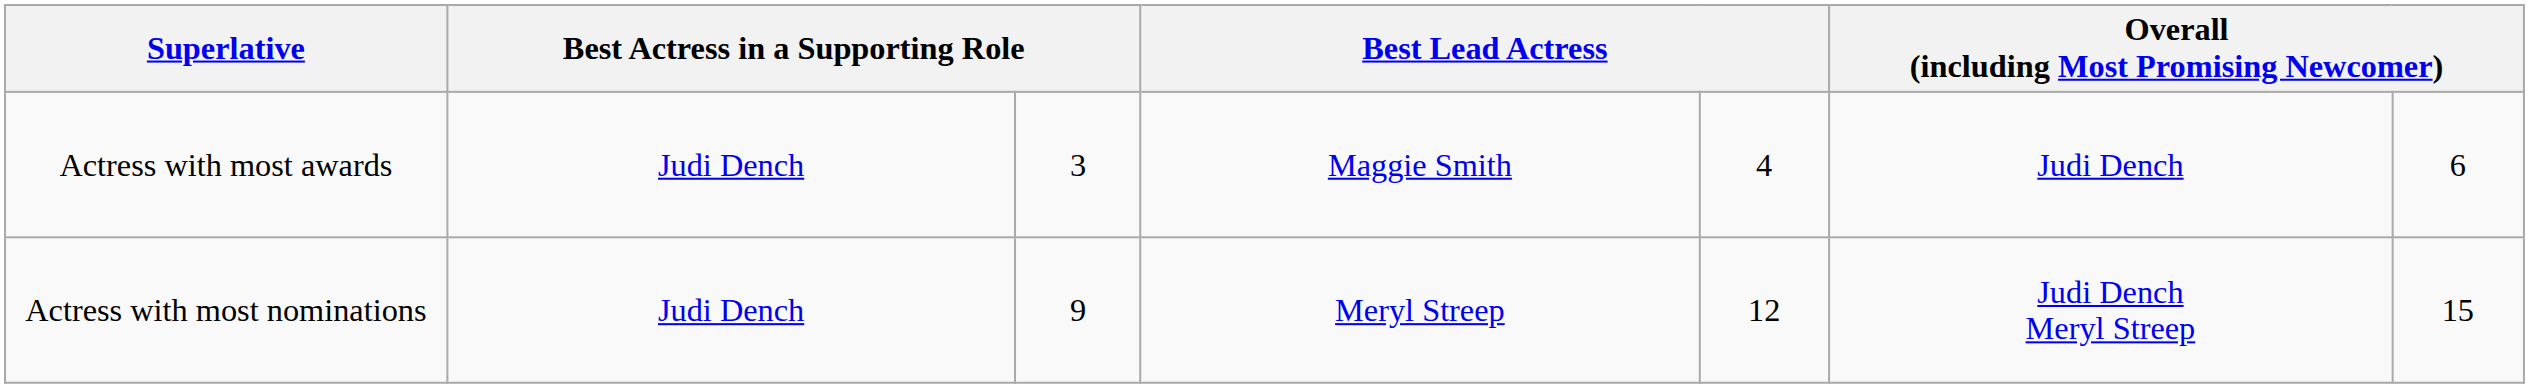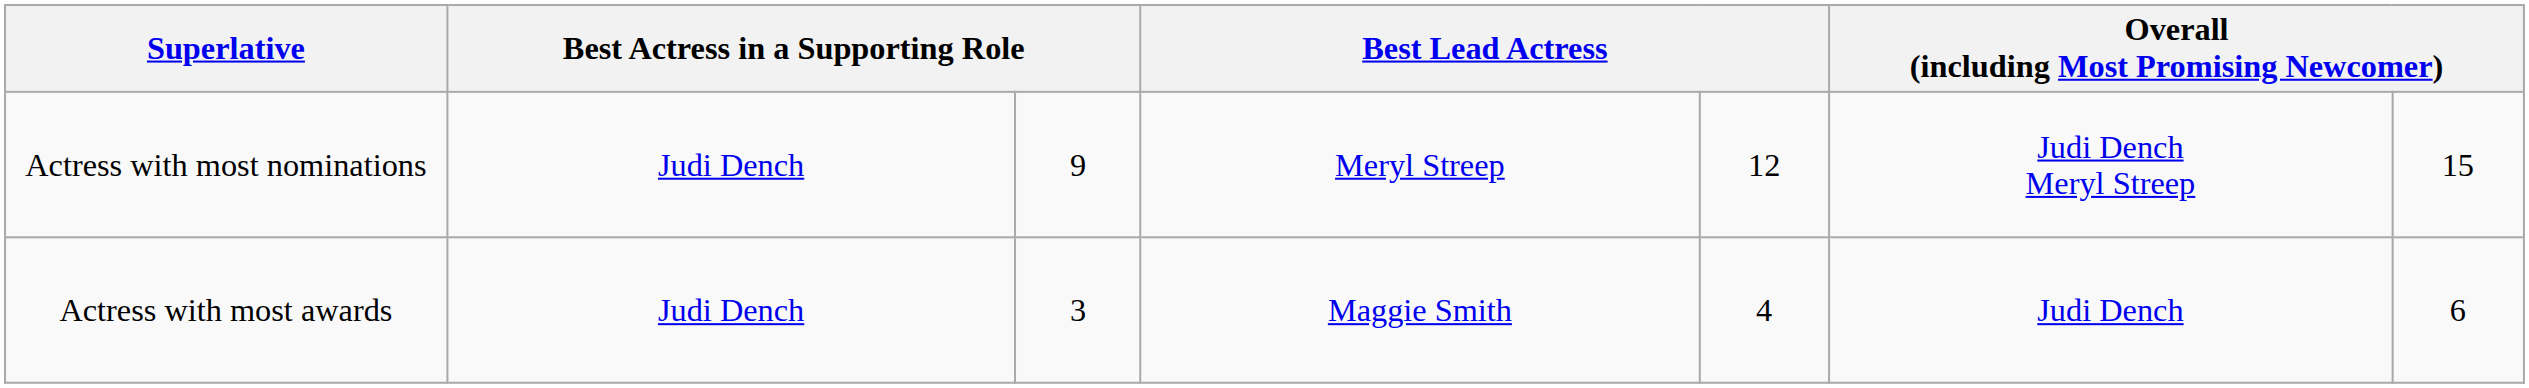rows swapped: (226, 164) <-> (226, 310)
